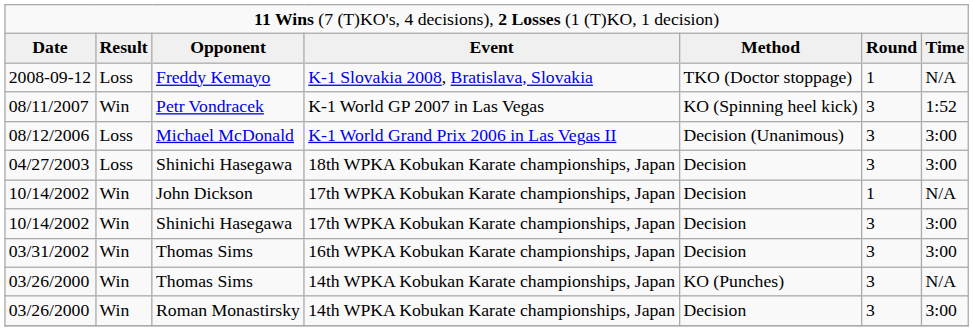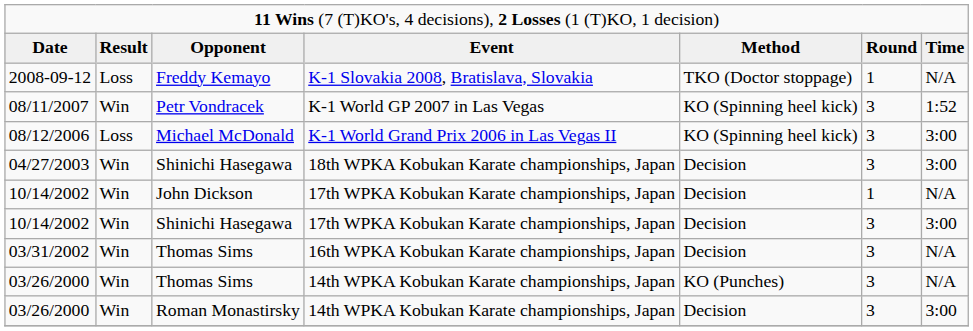(764, 135) Decision (Unanimous) -> (771, 135) KO (Spinning heel kick)
(116, 164) Loss -> (114, 164) Win
(941, 252) 3:00 -> (941, 252) N/A
